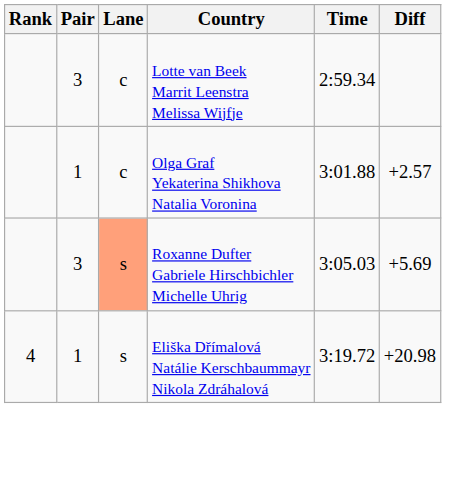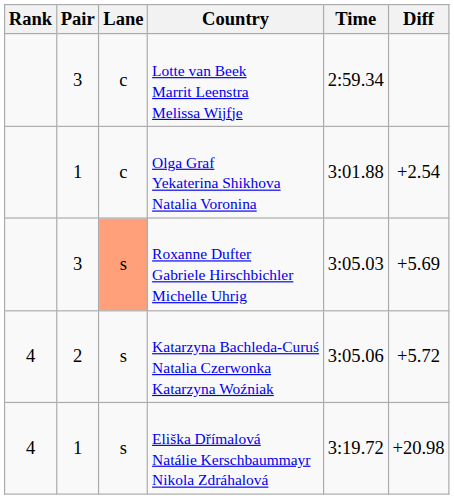(410, 172) +2.57 -> (419, 172) +2.54
+ row: (236, 367)
